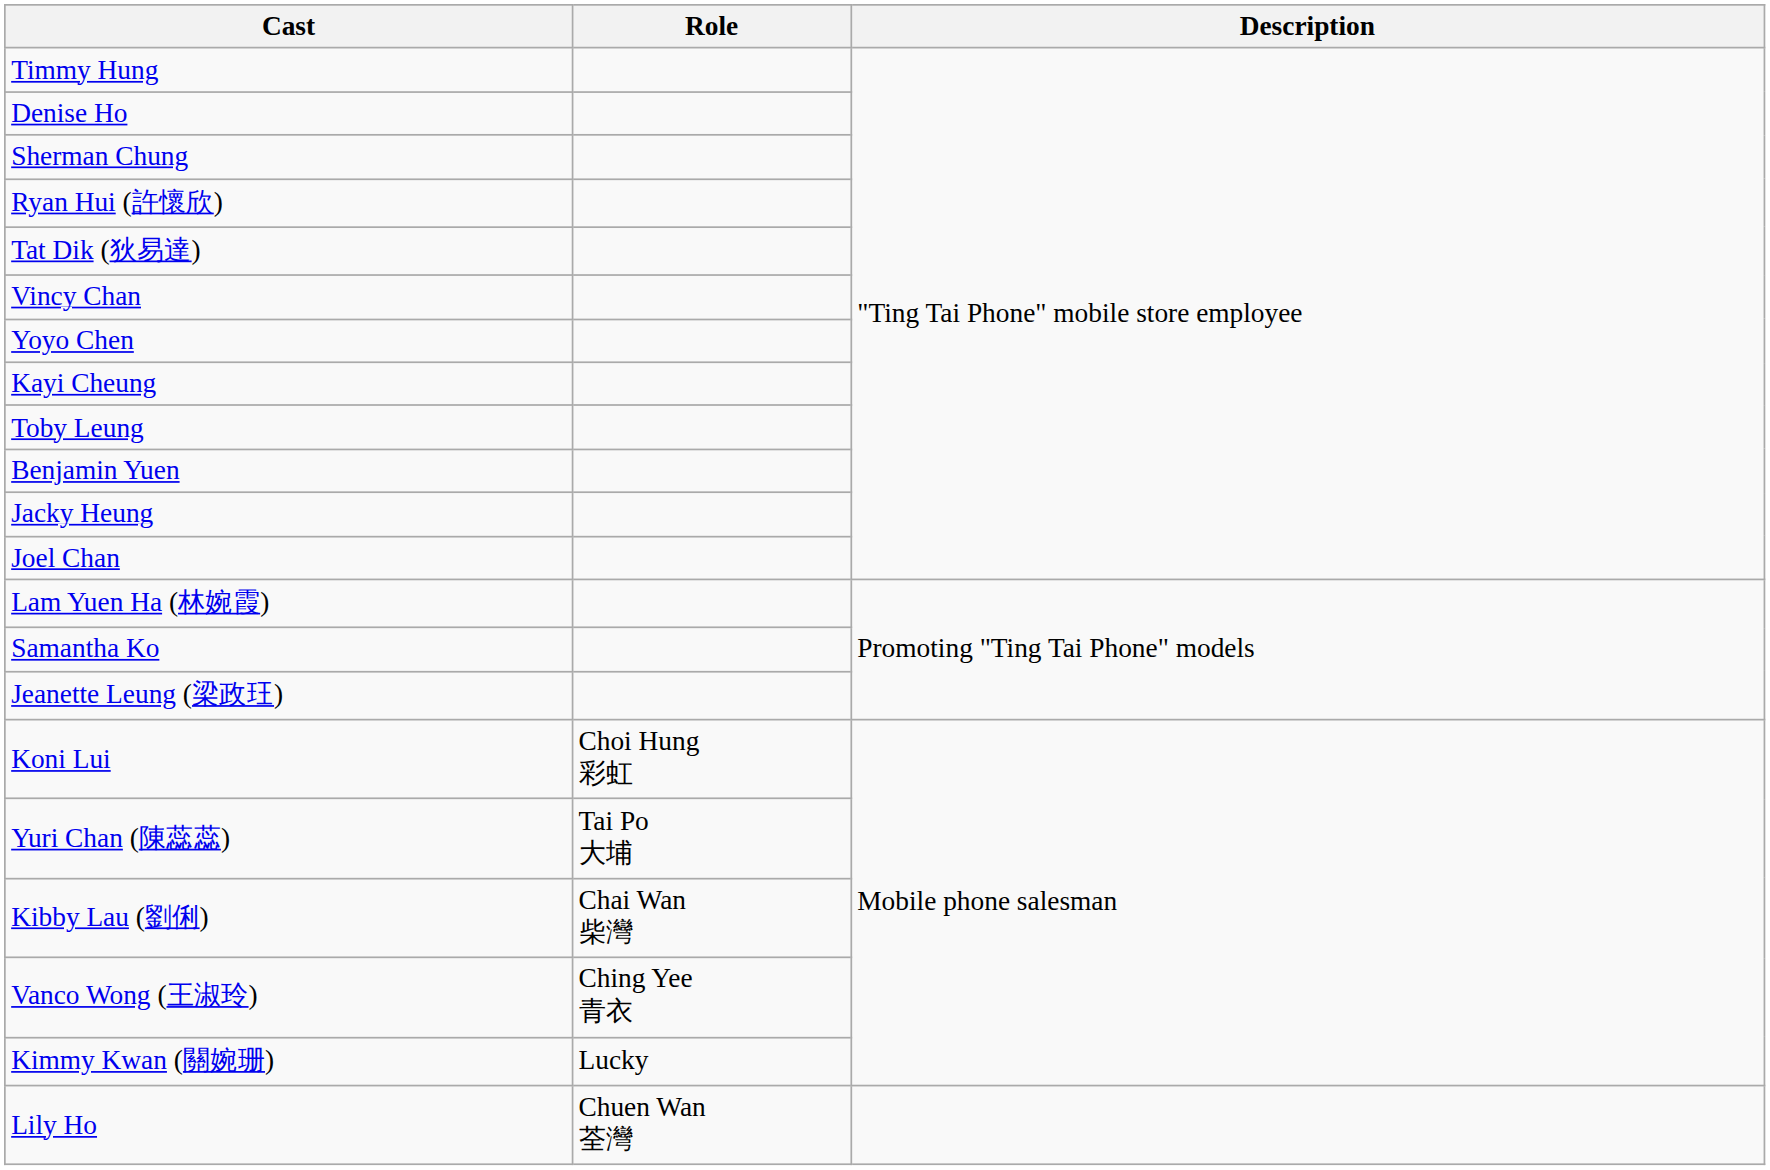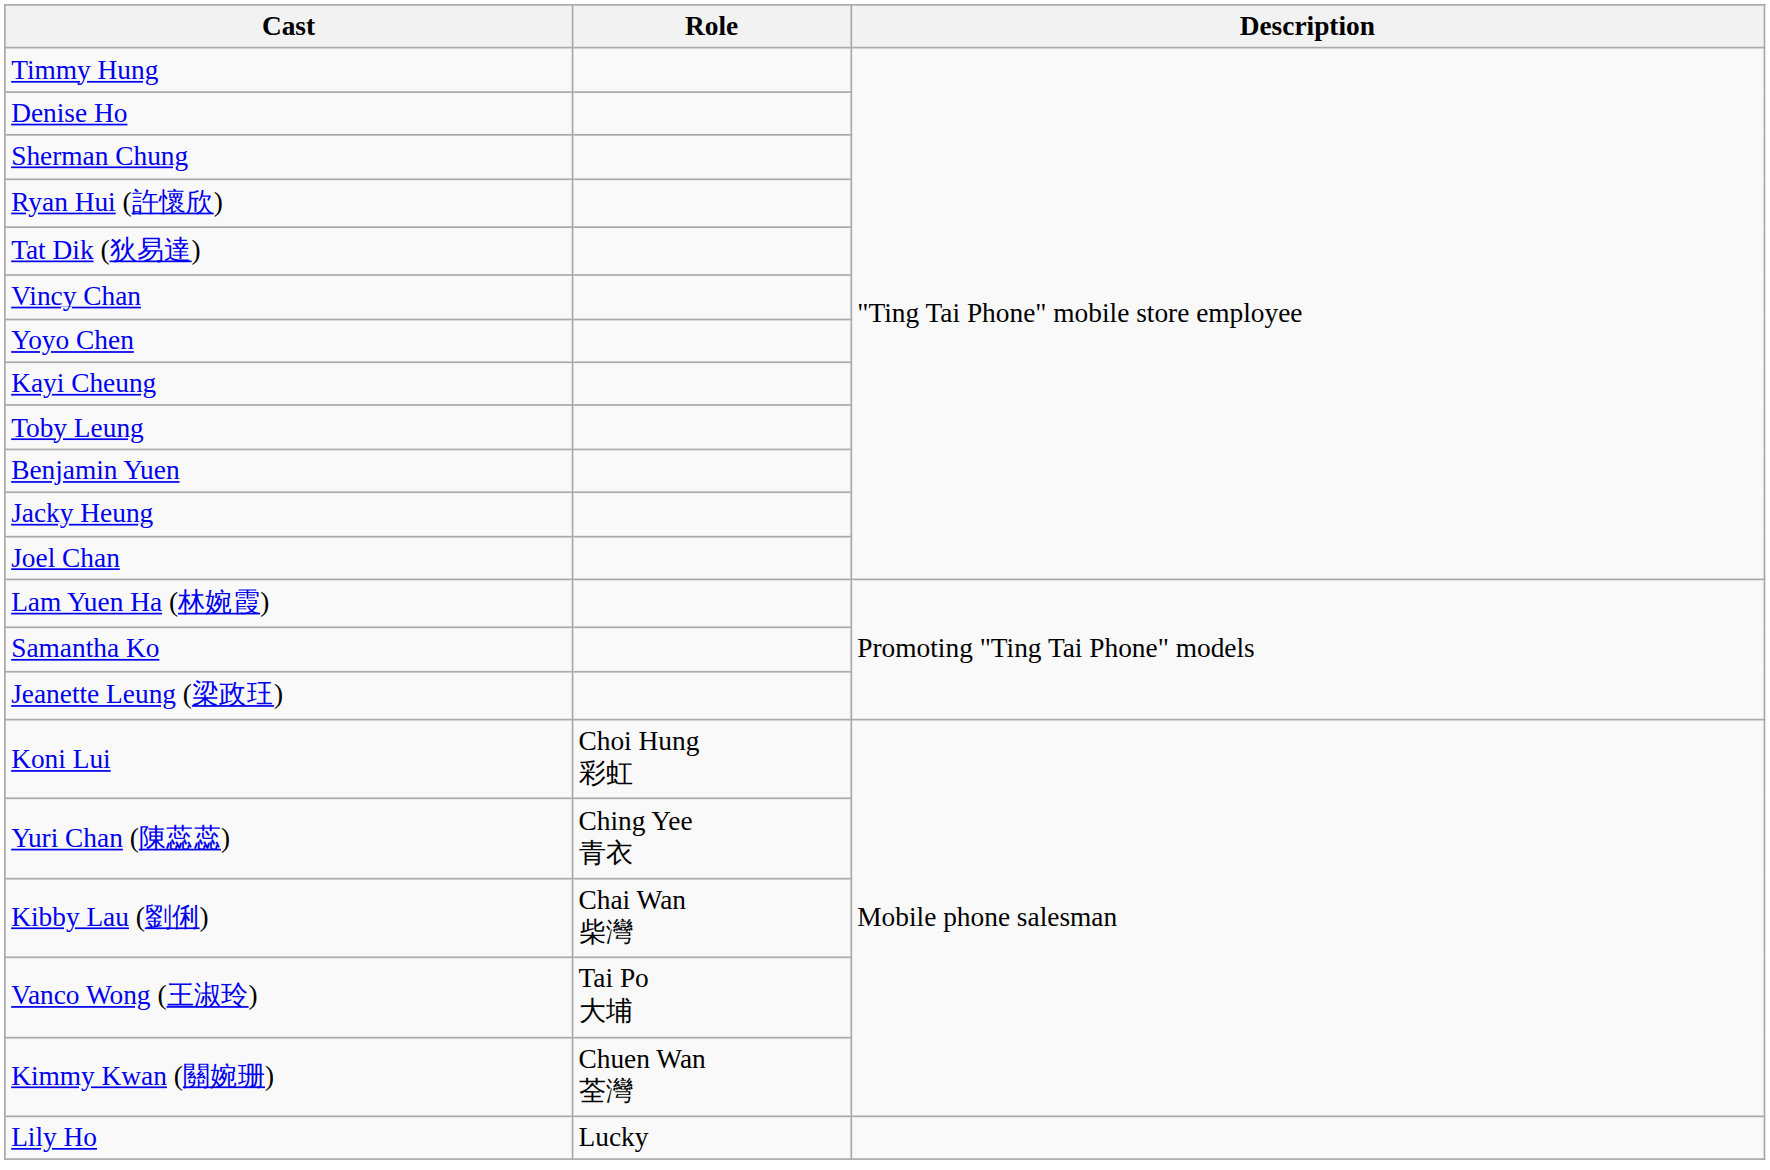(614, 836) Tai Po 大埔 -> (636, 836) Ching Yee 青衣
(636, 995) Ching Yee 青衣 -> (614, 995) Tai Po 大埔
(613, 1060) Lucky -> (642, 1074) Chuen Wan 荃灣
(642, 1122) Chuen Wan 荃灣 -> (613, 1137) Lucky
